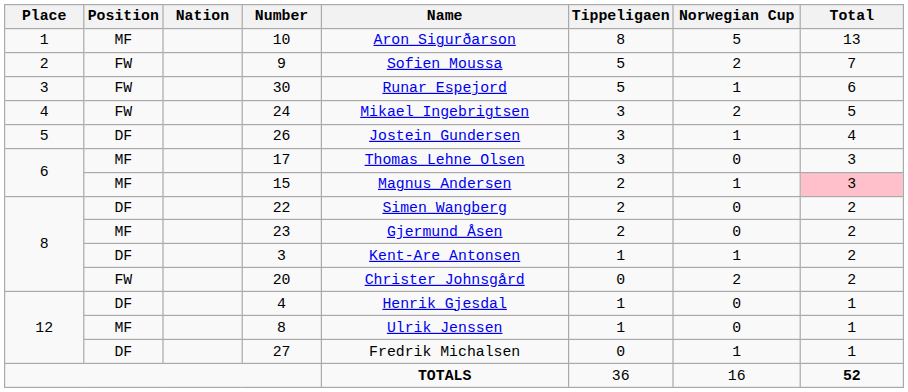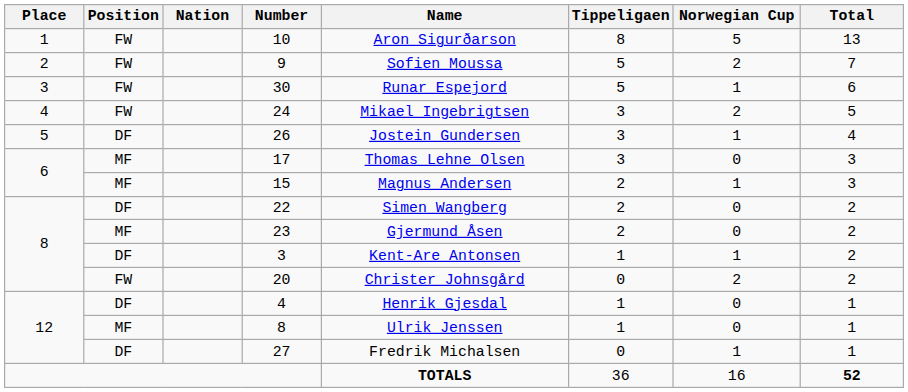(123, 41) MF -> (123, 41) FW
(852, 184) pink background -> (852, 184) no background
